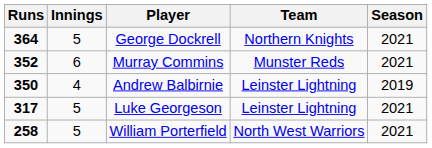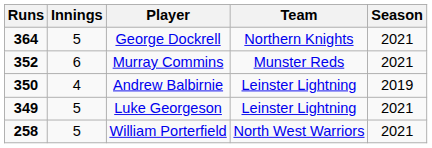(26, 108) 317 -> (26, 108) 349
